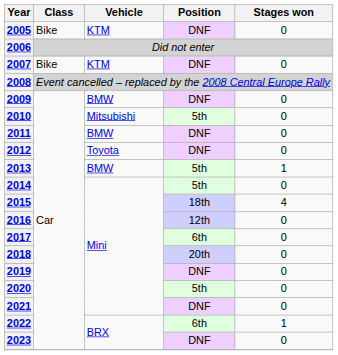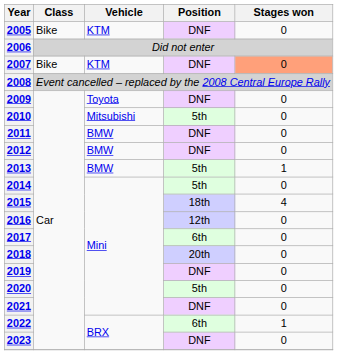(284, 64) no background -> (284, 64) lightsalmon background
(100, 99) BMW -> (103, 99) Toyota
(103, 151) Toyota -> (100, 151) BMW
